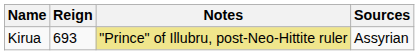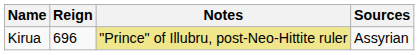(65, 38) 693 -> (65, 38) 696
